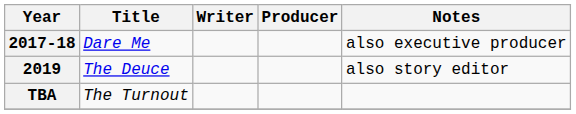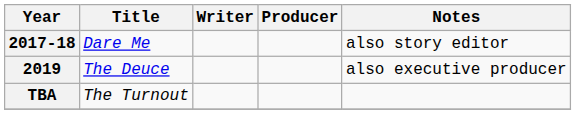(456, 44) also executive producer -> (428, 44) also story editor
(428, 70) also story editor -> (456, 70) also executive producer
